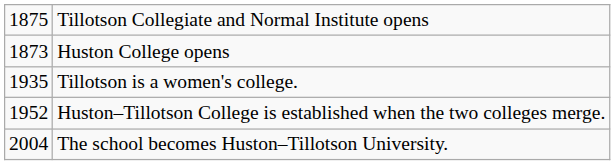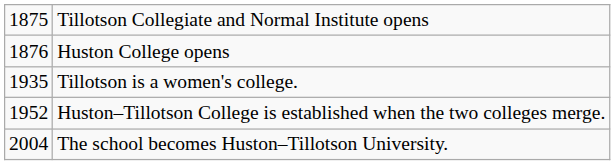(29, 50) 1873 -> (29, 50) 1876
